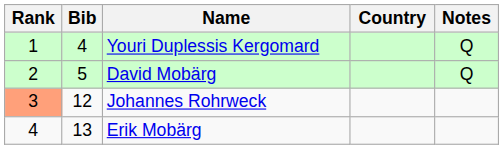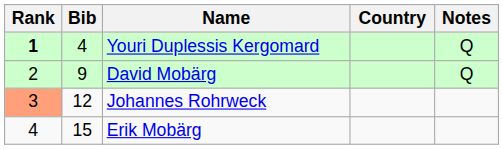(33, 46) normal -> (33, 46) bold
(82, 74) 5 -> (82, 74) 9
(82, 130) 13 -> (82, 130) 15
